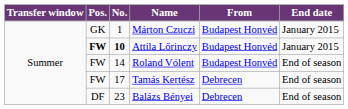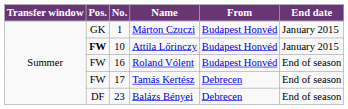(120, 46) bold -> (120, 46) normal
(120, 63) 14 -> (120, 63) 16
